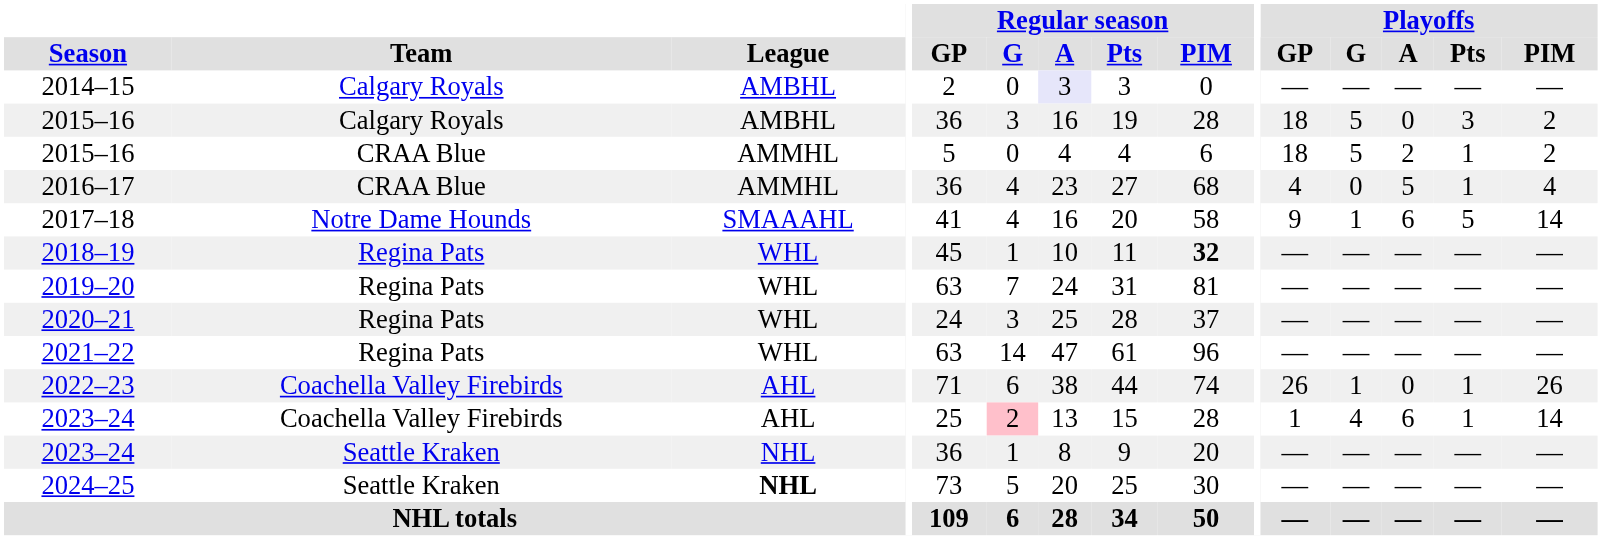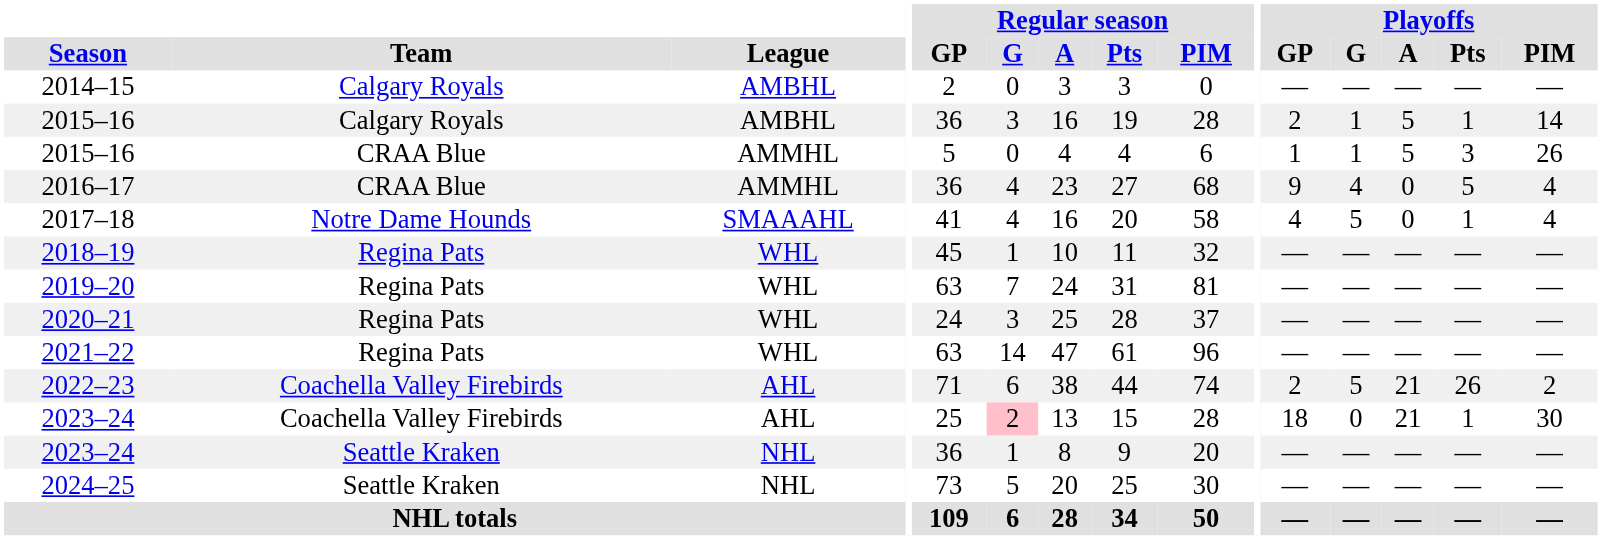(1065, 86) lavender background -> (1065, 86) no background
(1295, 119) 18 -> (1295, 119) 2
(1356, 119) 5 -> (1356, 119) 1
(1408, 119) 0 -> (1408, 119) 5
(1468, 119) 3 -> (1468, 119) 1
(1550, 119) 2 -> (1550, 119) 14
(1295, 153) 18 -> (1295, 153) 1
(1356, 153) 5 -> (1356, 153) 1
(1408, 153) 2 -> (1408, 153) 5
(1468, 153) 1 -> (1468, 153) 3
(1550, 153) 2 -> (1550, 153) 26
(1295, 186) 4 -> (1295, 186) 9
(1356, 186) 0 -> (1356, 186) 4
(1408, 186) 5 -> (1408, 186) 0
(1468, 186) 1 -> (1468, 186) 5
(1295, 219) 9 -> (1295, 219) 4
(1356, 219) 1 -> (1356, 219) 5
(1408, 219) 6 -> (1408, 219) 0
(1468, 219) 5 -> (1468, 219) 1
(1550, 219) 14 -> (1550, 219) 4
(1206, 252) bold -> (1206, 252) normal
(1295, 385) 26 -> (1295, 385) 2
(1356, 385) 1 -> (1356, 385) 5
(1408, 385) 0 -> (1408, 385) 21
(1468, 385) 1 -> (1468, 385) 26
(1550, 385) 26 -> (1550, 385) 2
(1295, 418) 1 -> (1295, 418) 18
(1356, 418) 4 -> (1356, 418) 0
(1408, 418) 6 -> (1408, 418) 21
(1550, 418) 14 -> (1550, 418) 30
(788, 485) bold -> (788, 485) normal
